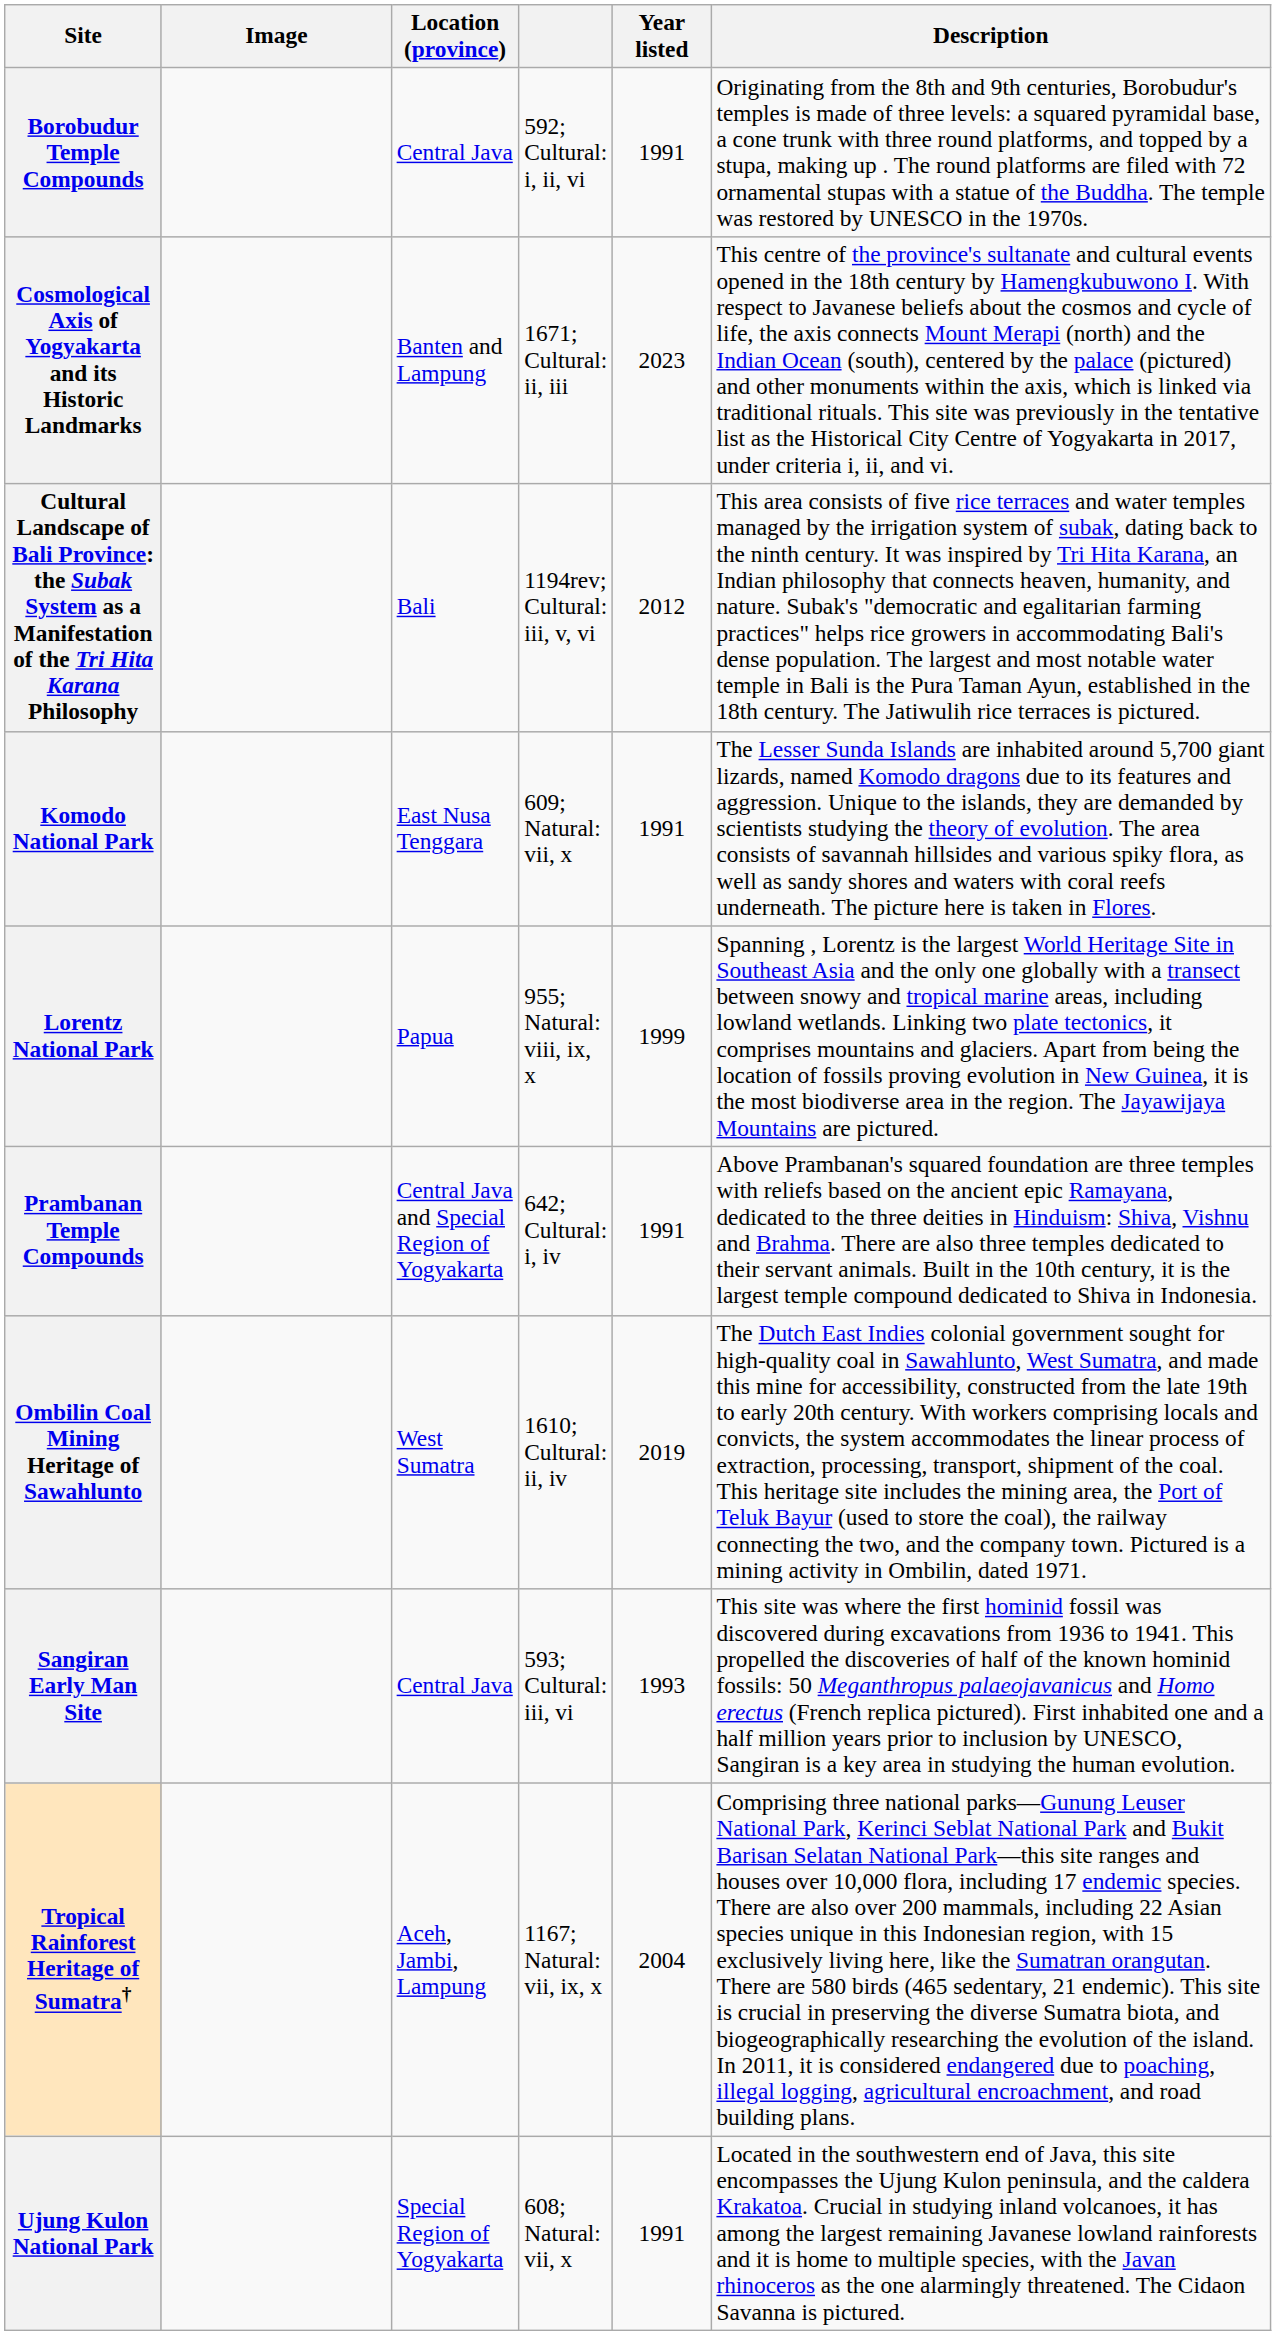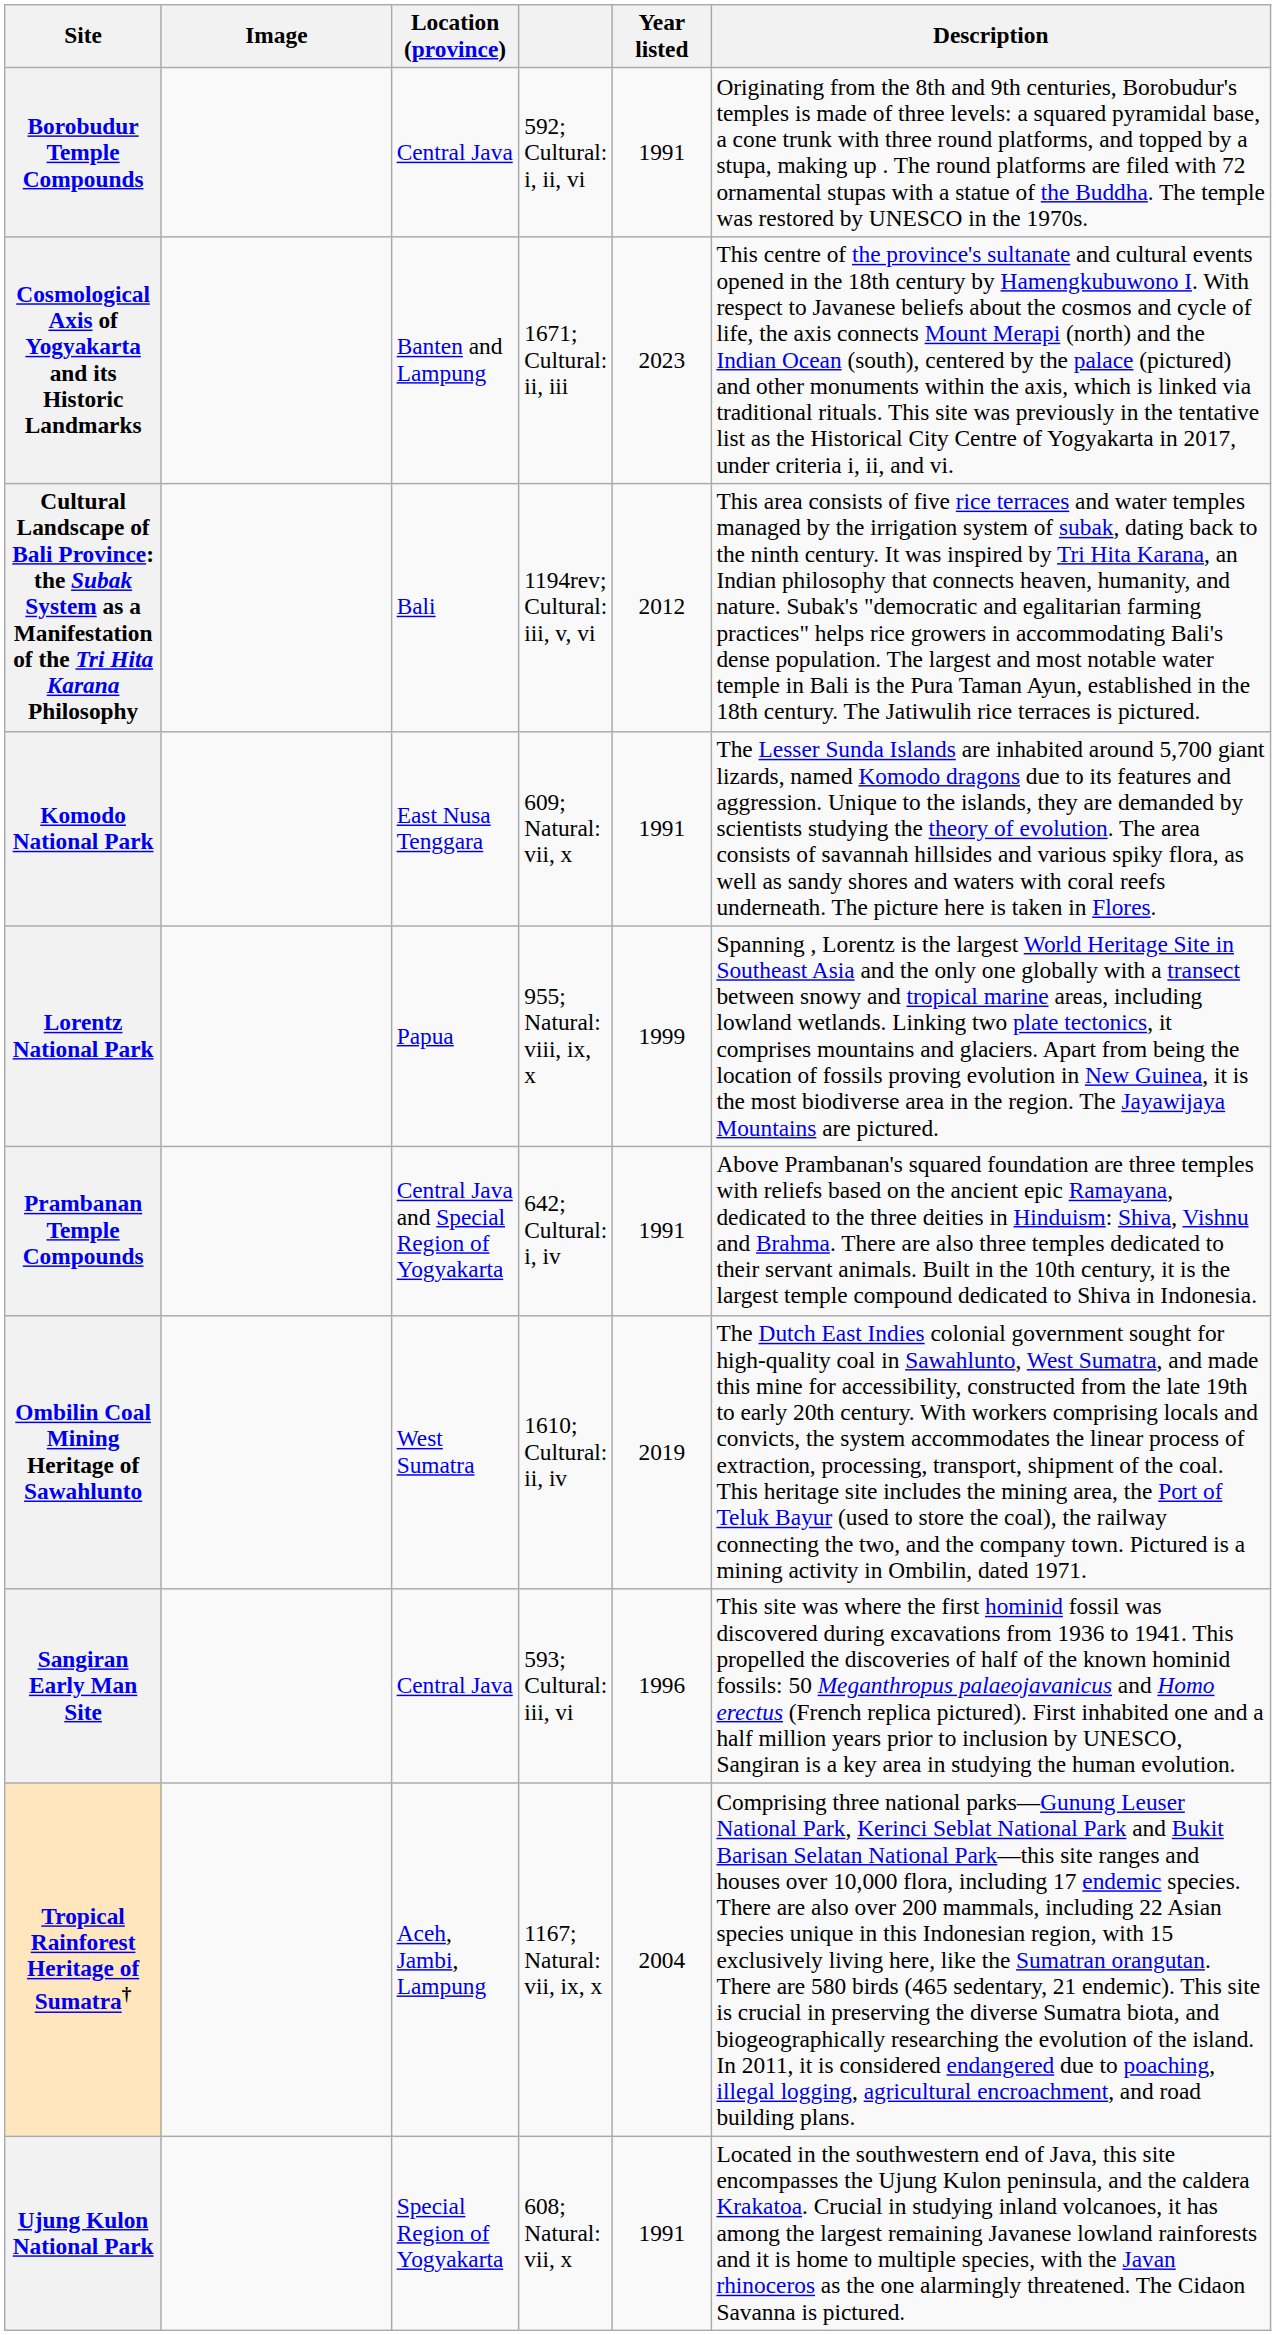(662, 1685) 1993 -> (662, 1685) 1996
